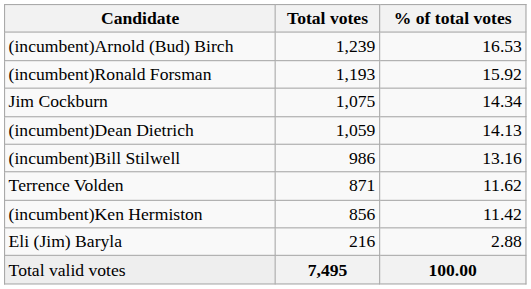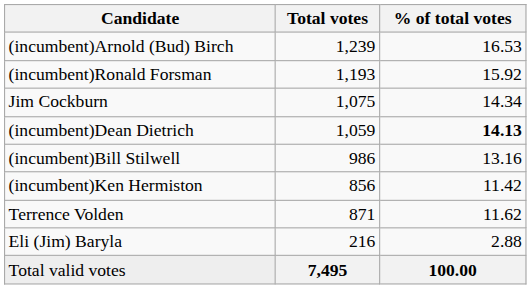(502, 130) normal -> (502, 130) bold
rows swapped: (66, 185) <-> (106, 213)
